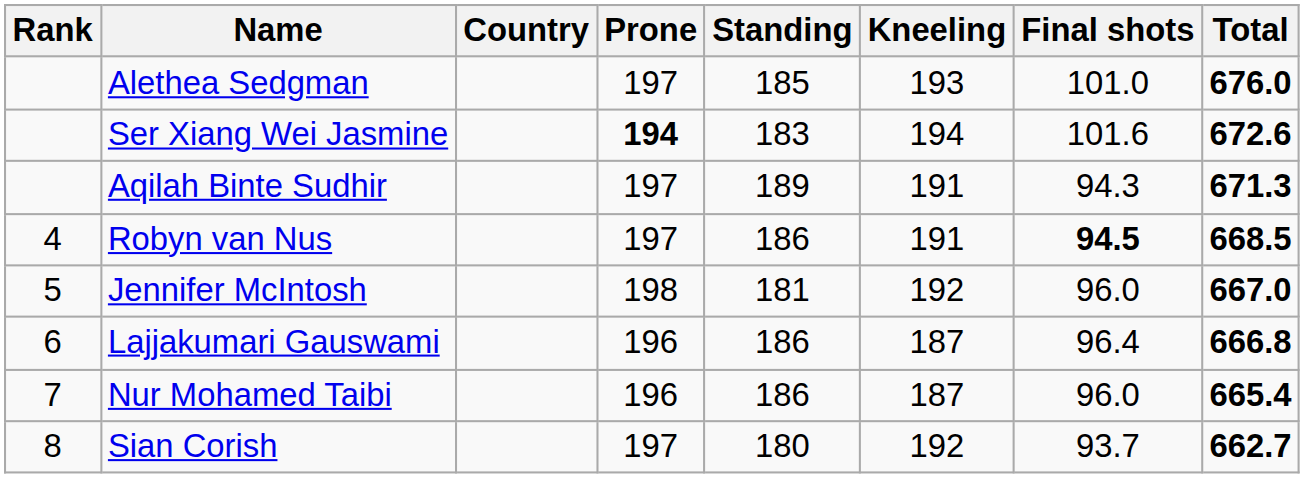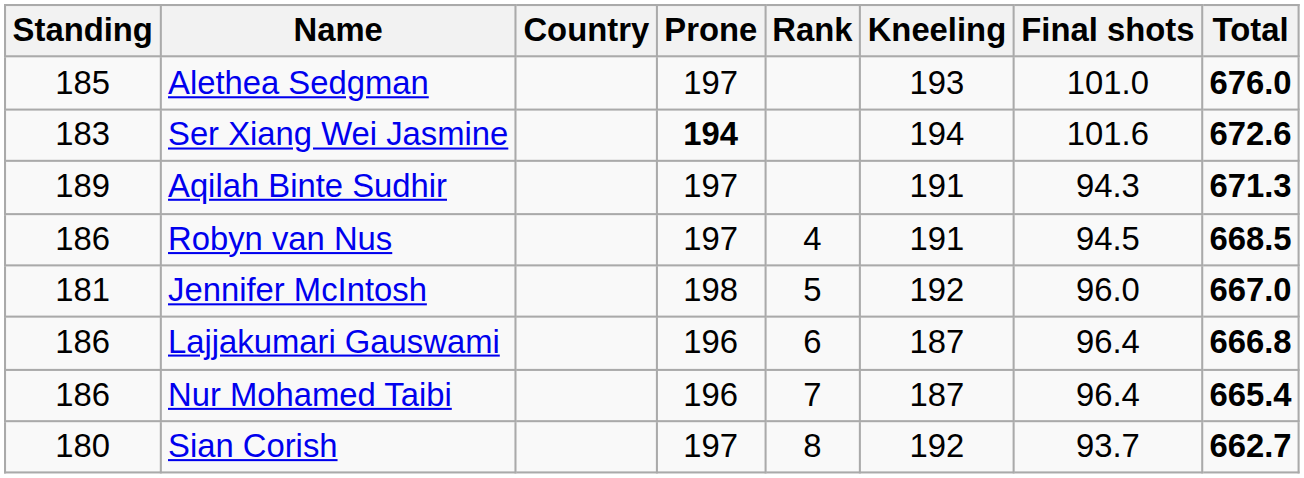columns swapped: (53, 30) <-> (782, 30)
(1108, 238) bold -> (1108, 238) normal
(1108, 394) 96.0 -> (1108, 394) 96.4
